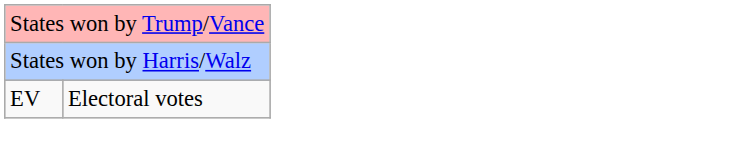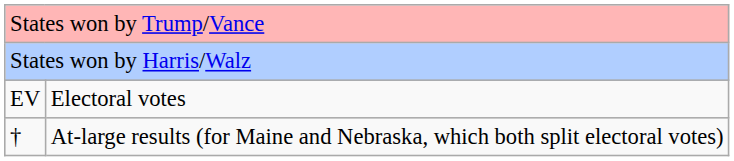+ row: (16, 136)
